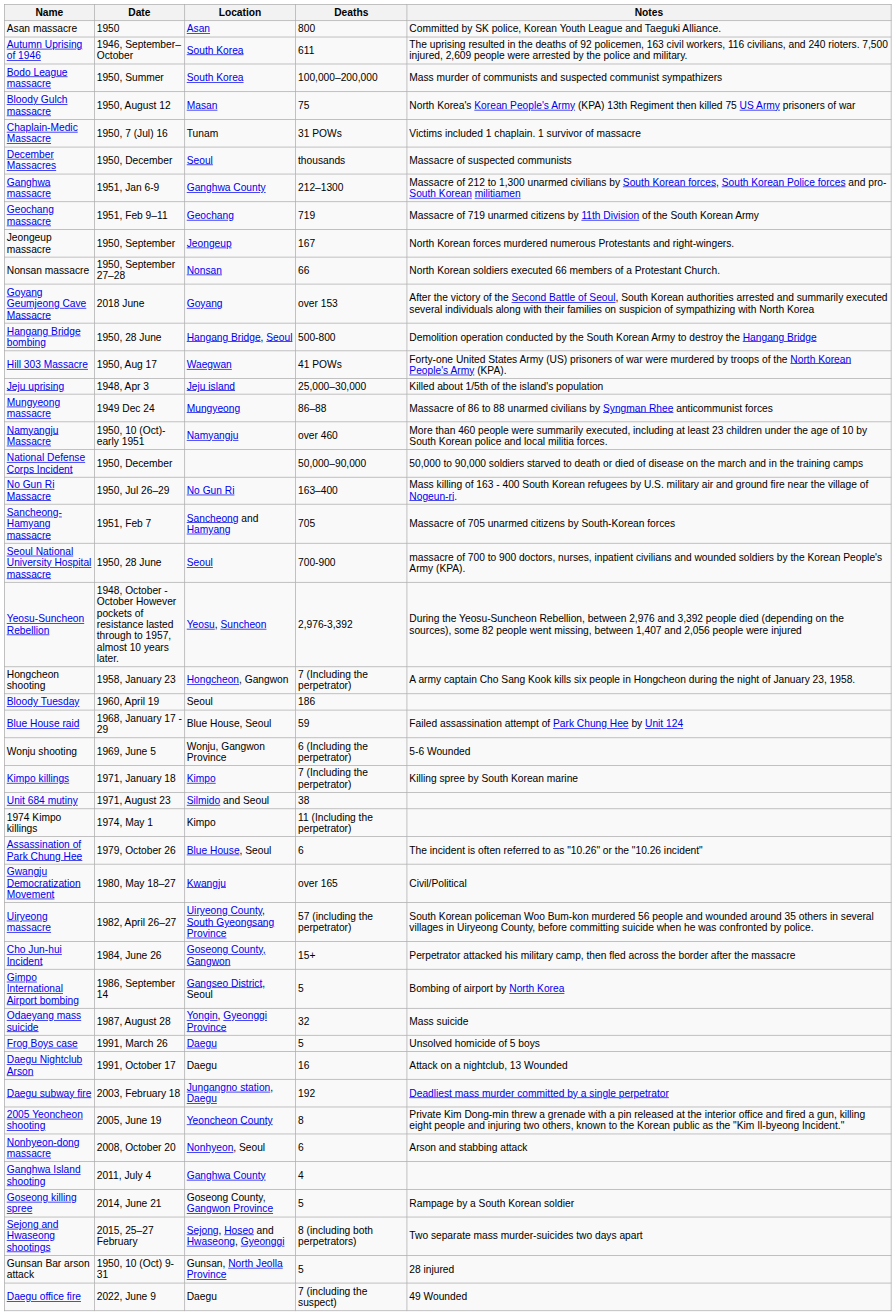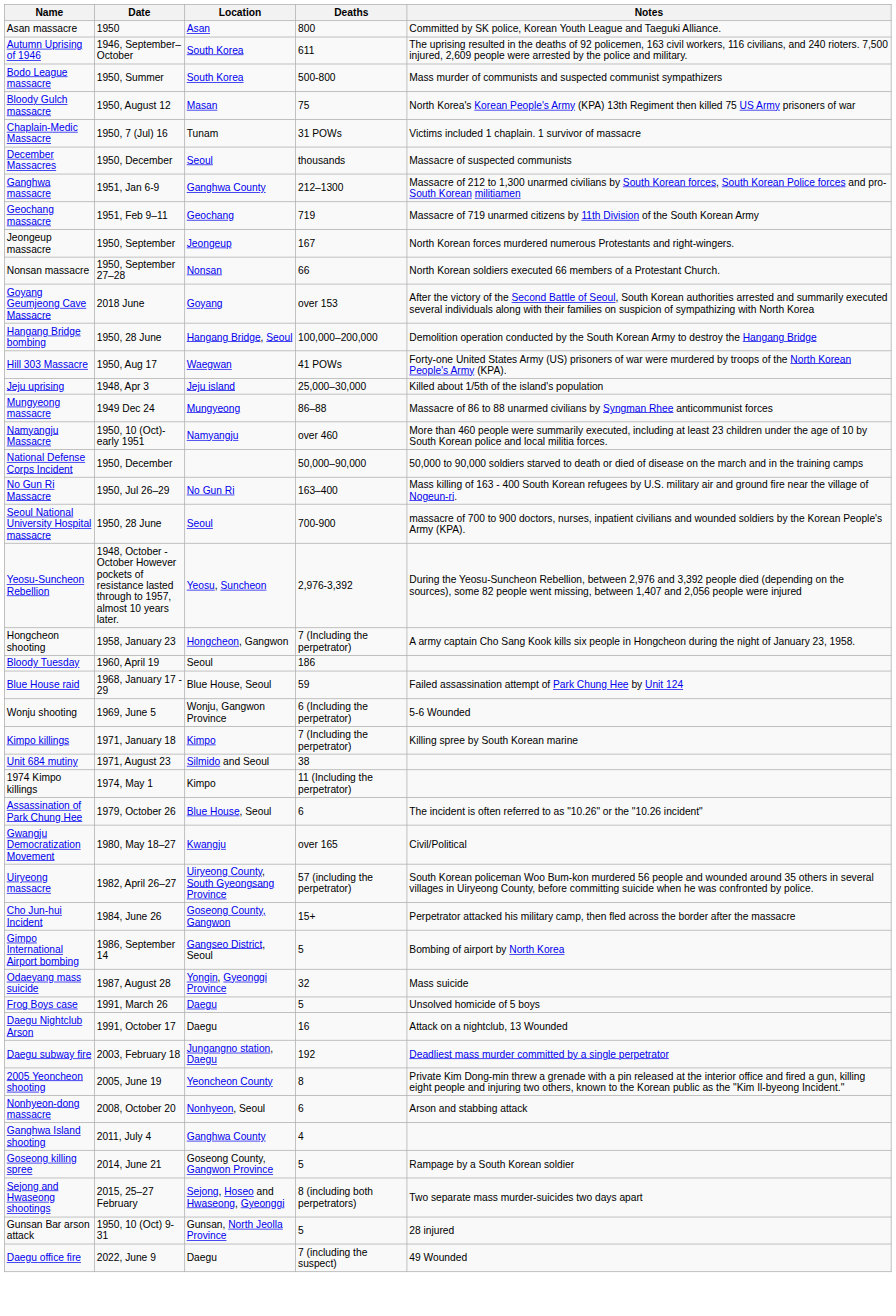(338, 78) 100,000–200,000 -> (317, 78) 500-800
(317, 337) 500-800 -> (338, 337) 100,000–200,000
- row: (34, 524)
